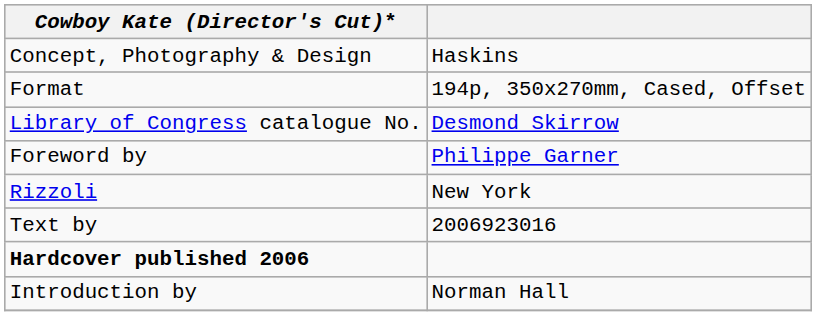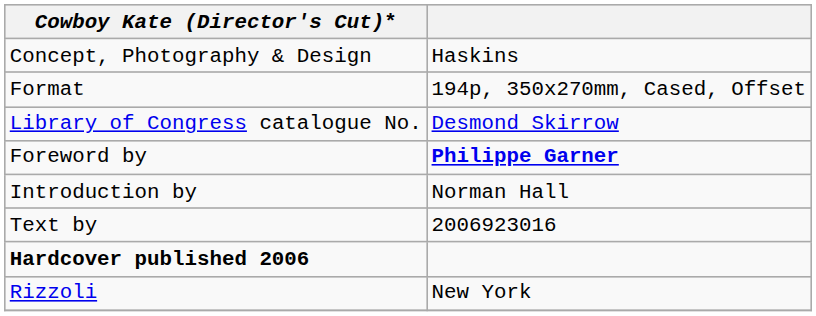(525, 157) normal -> (525, 157) bold
rows swapped: (103, 293) <-> (53, 191)
